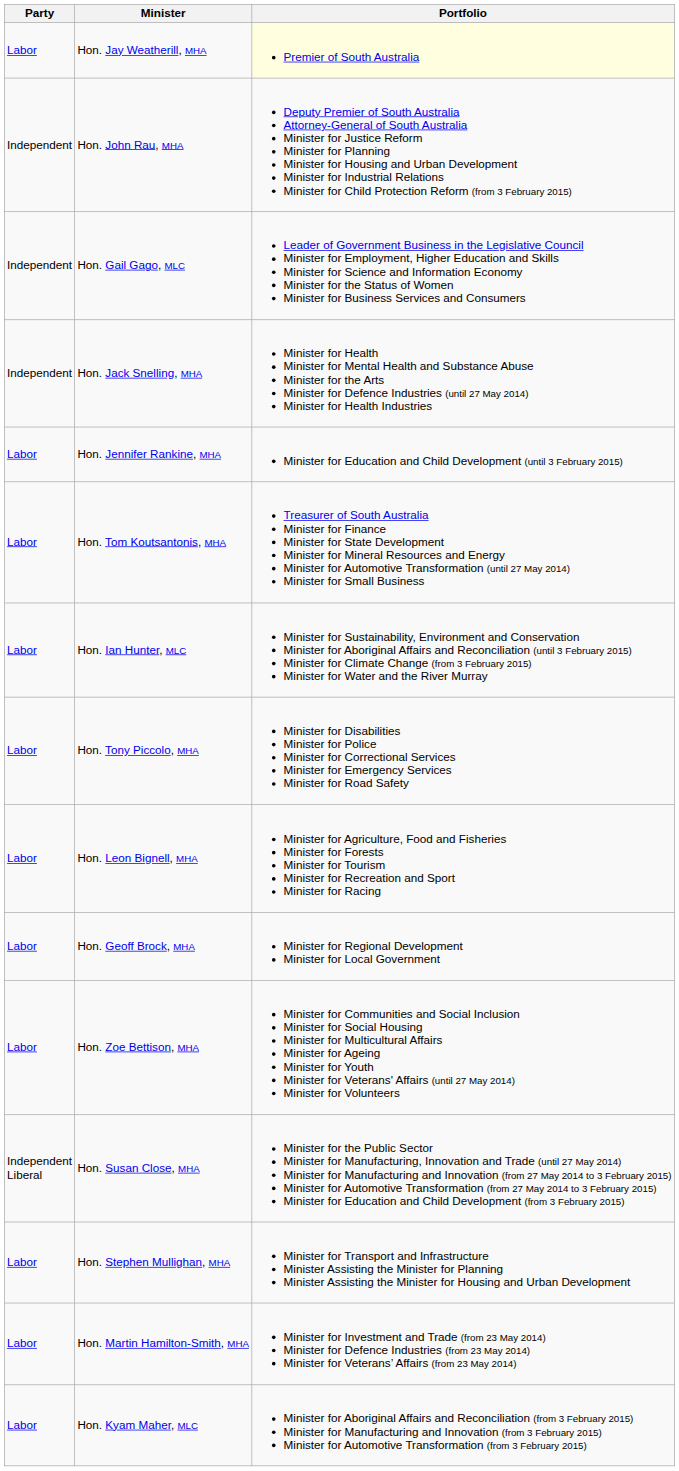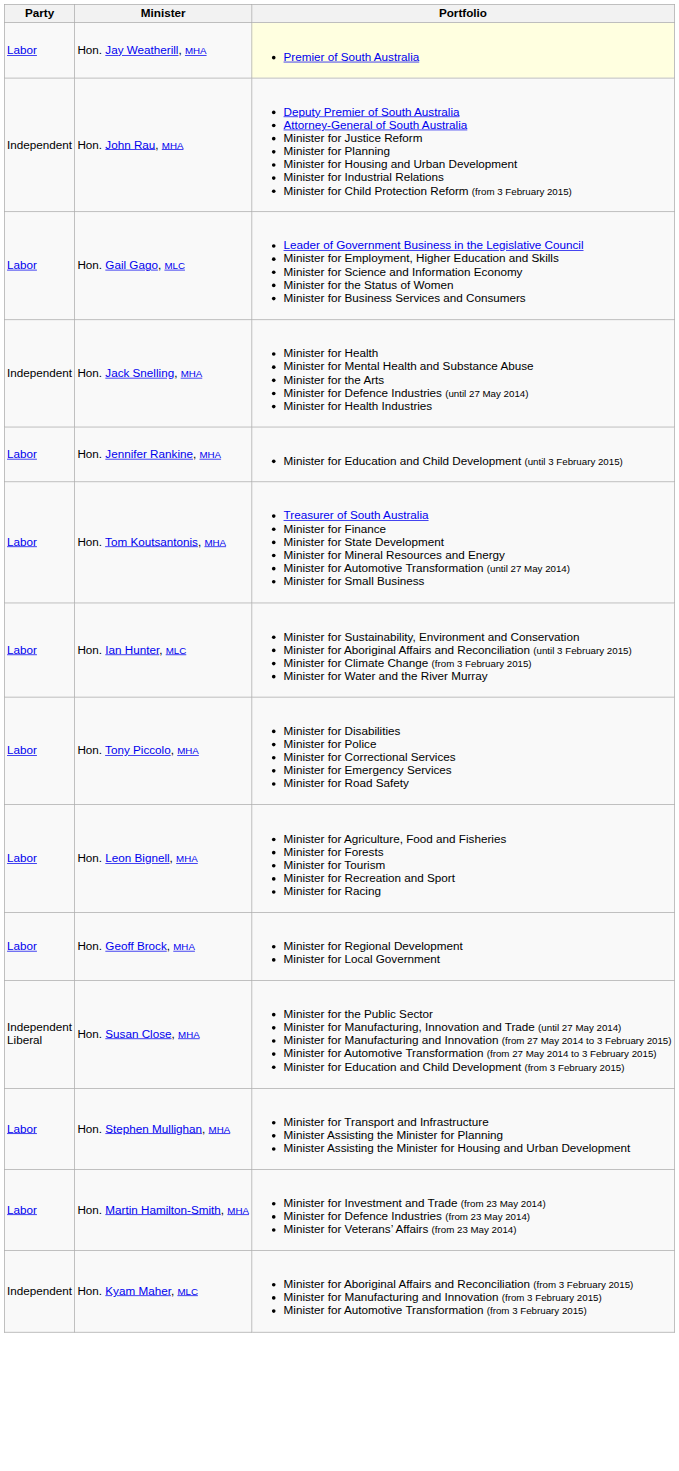(40, 265) Independent -> (22, 265) Labor
- row: (138, 1047)
(22, 1425) Labor -> (40, 1291) Independent
